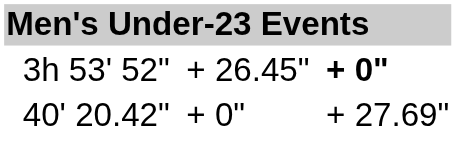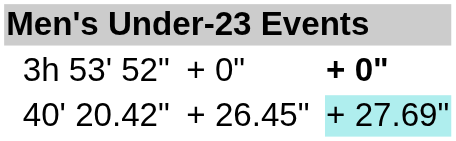(248, 69) + 26.45" -> (216, 69) + 0"
(216, 115) + 0" -> (248, 115) + 26.45"
(388, 115) no background -> (388, 115) paleturquoise background
